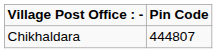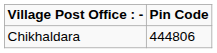(172, 36) 444807 -> (172, 36) 444806
